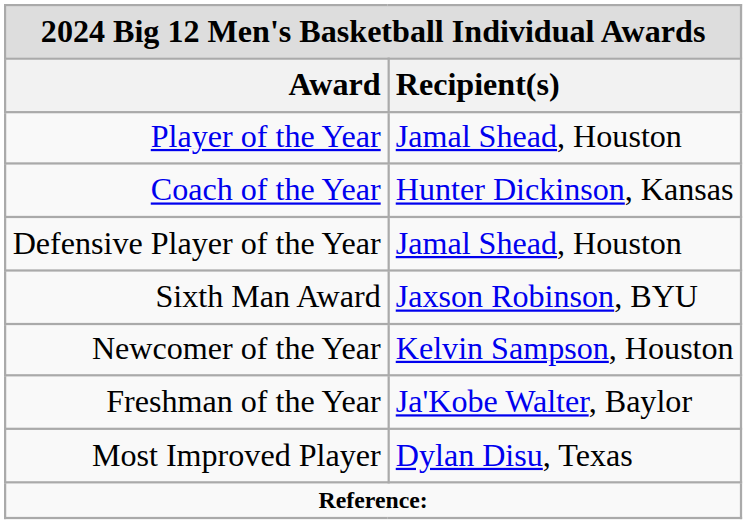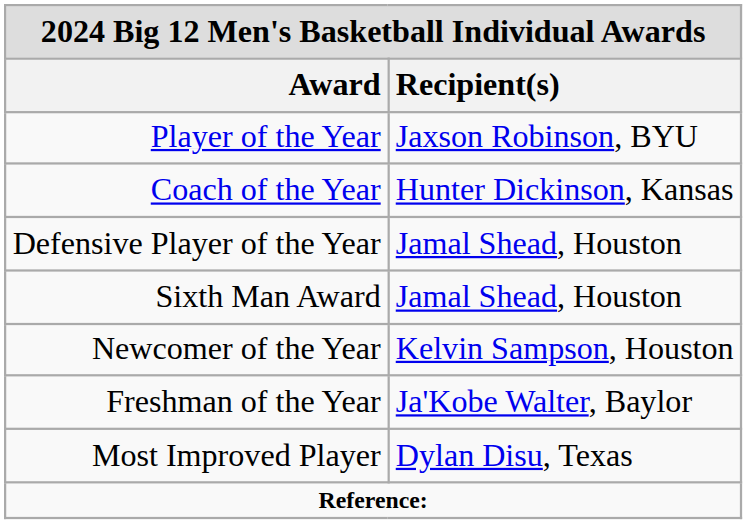(539, 137) Jamal Shead, Houston -> (547, 137) Jaxson Robinson, BYU
(547, 296) Jaxson Robinson, BYU -> (539, 296) Jamal Shead, Houston
